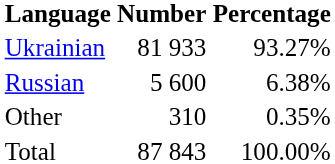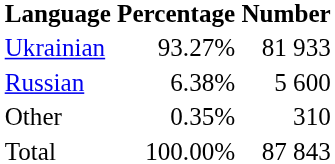columns swapped: (162, 13) <-> (272, 13)
